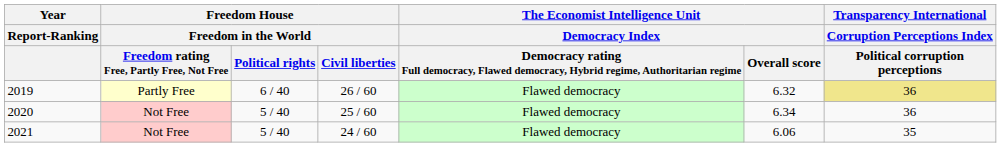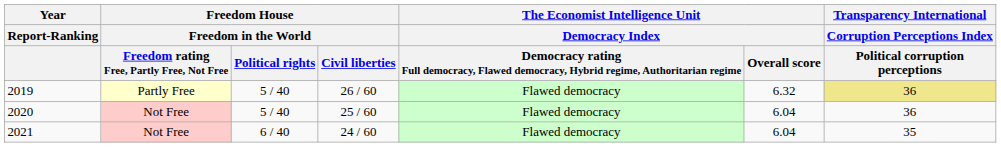(275, 91) 6 / 40 -> (275, 91) 5 / 40
(784, 111) 6.34 -> (784, 111) 6.04
(275, 132) 5 / 40 -> (275, 132) 6 / 40
(784, 132) 6.06 -> (784, 132) 6.04
